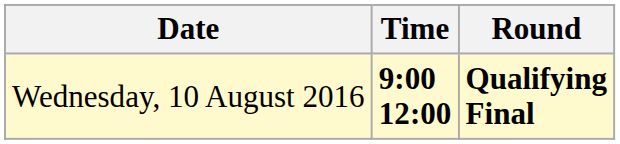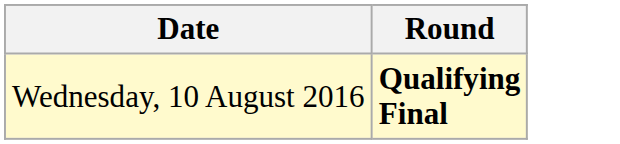- column: (415, 29)
